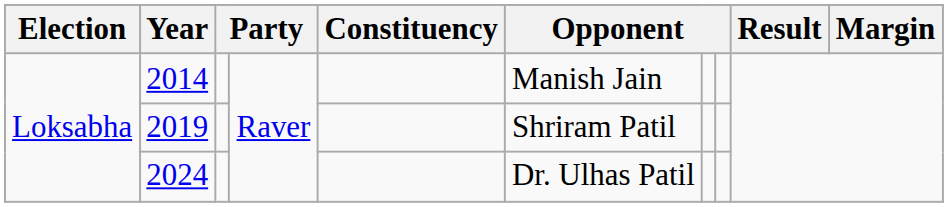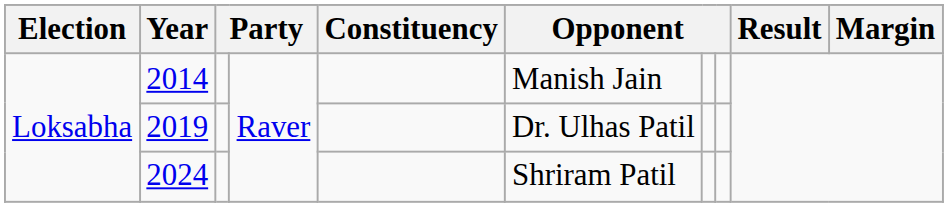(594, 126) Shriram Patil -> (603, 126) Dr. Ulhas Patil
(603, 175) Dr. Ulhas Patil -> (594, 175) Shriram Patil
